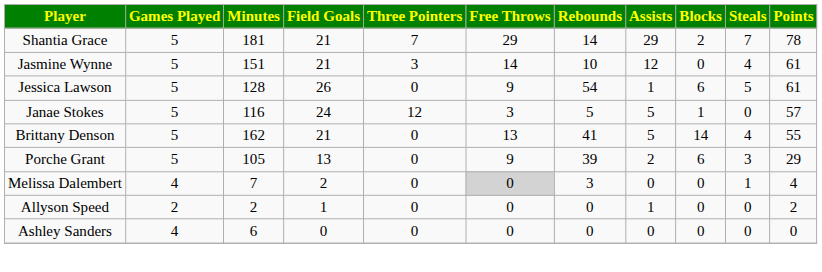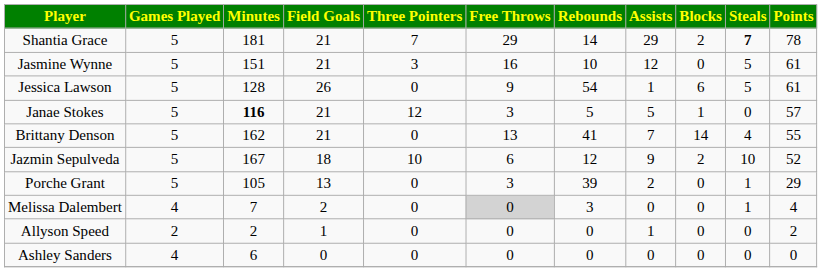(748, 40) normal -> (748, 40) bold
(510, 64) 14 -> (510, 64) 16
(748, 64) 4 -> (748, 64) 5
(254, 111) normal -> (254, 111) bold
(323, 111) 24 -> (323, 111) 21
(651, 135) 5 -> (651, 135) 7
+ row: (65, 159)
(510, 159) 9 -> (510, 183) 3
(701, 159) 6 -> (701, 183) 0
(748, 159) 3 -> (748, 183) 1
